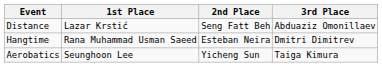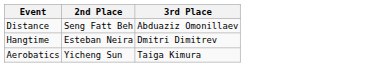- column: (130, 12)
